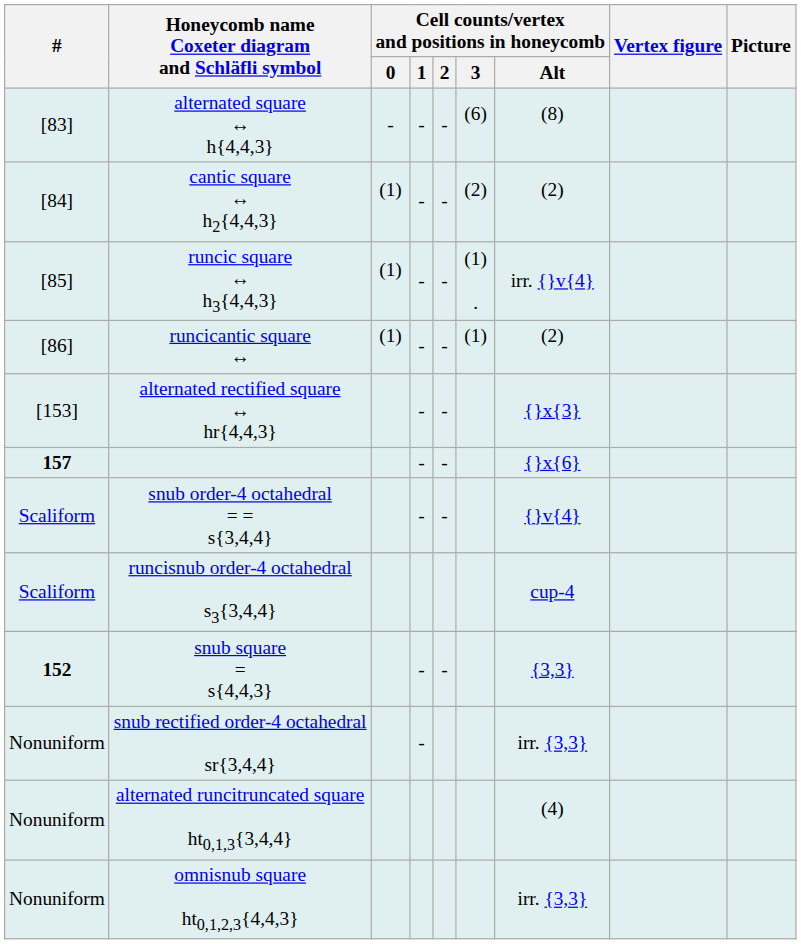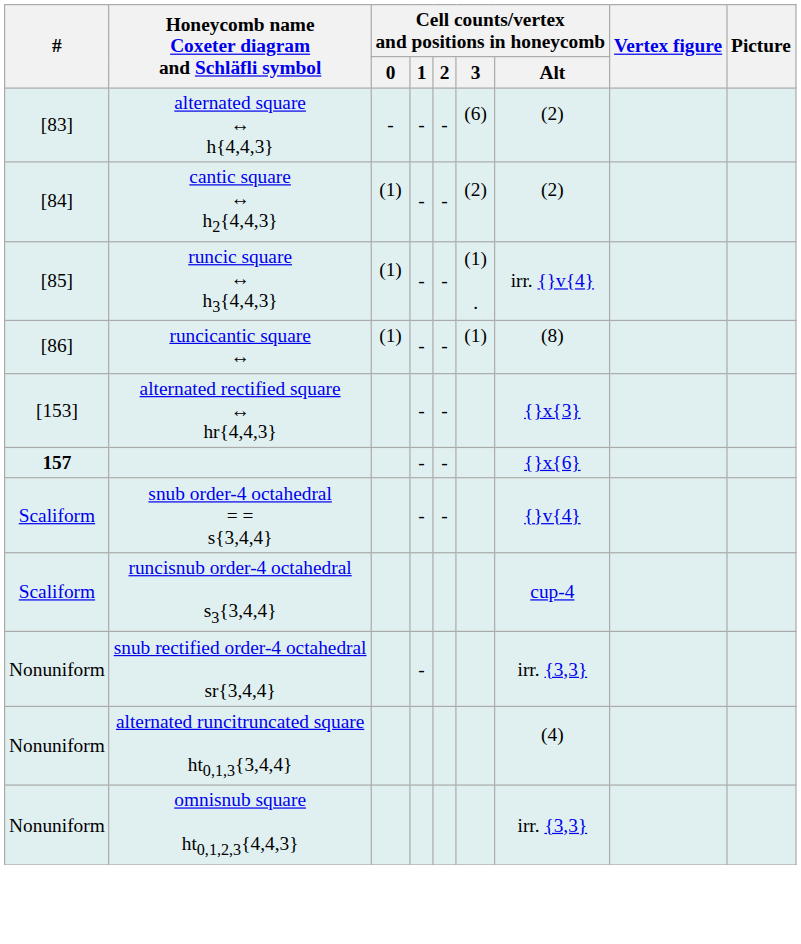(552, 113) (8) -> (552, 113) (2)
(552, 335) (2) -> (552, 335) (8)
- row: (240, 668)
